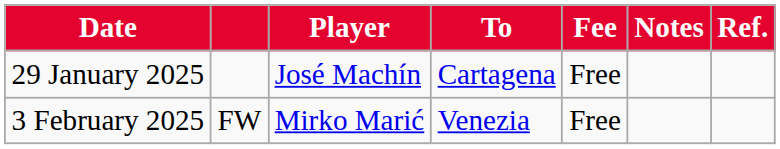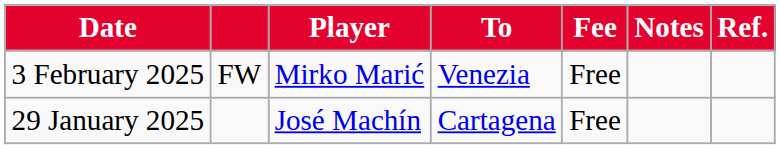rows swapped: (108, 73) <-> (108, 119)
